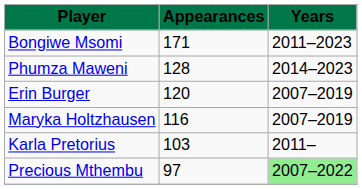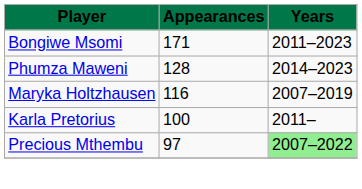- row: (49, 94)
(176, 145) 103 -> (176, 119) 100
